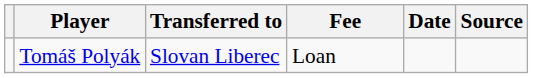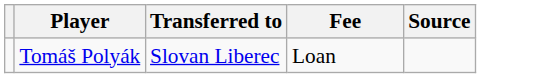- column: (430, 21)
